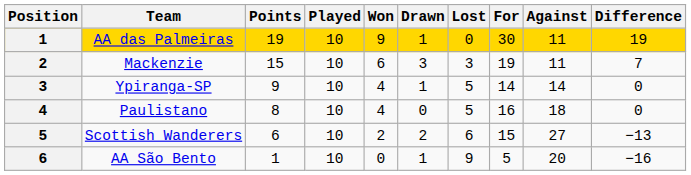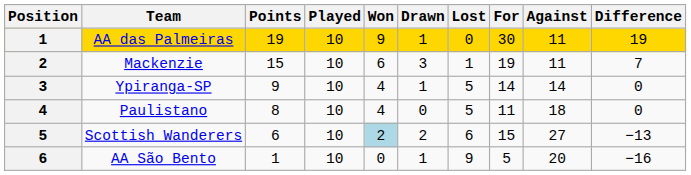(469, 64) 3 -> (469, 64) 1
(507, 111) 16 -> (507, 111) 11
(381, 135) no background -> (381, 135) lightblue background
